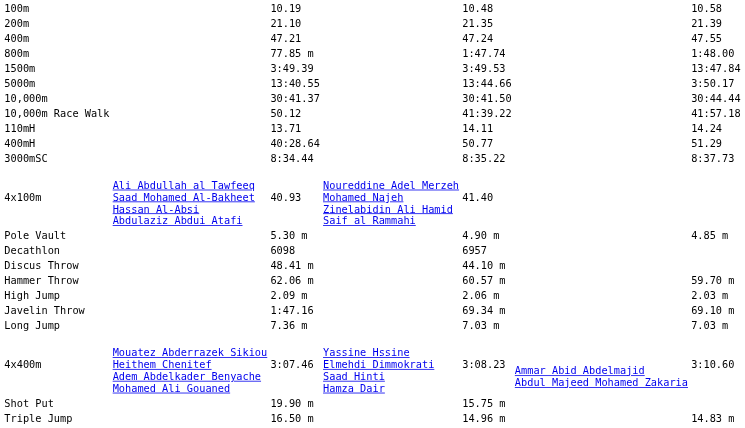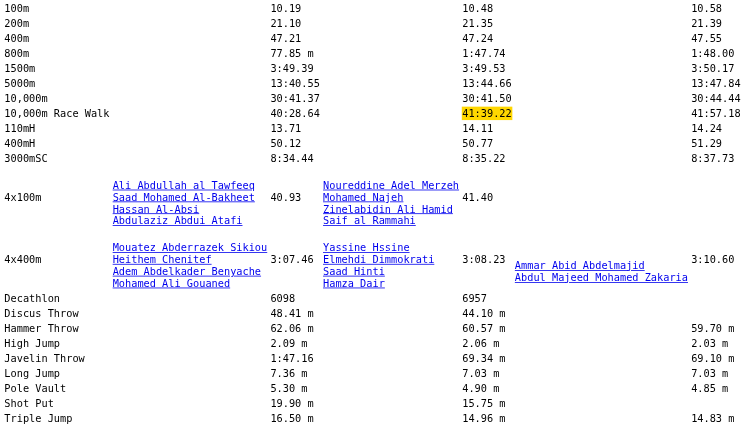(716, 68) 13:47.84 -> (713, 68) 3:50.17
(713, 83) 3:50.17 -> (716, 83) 13:47.84
(286, 113) 50.12 -> (295, 113) 40:28.64
(487, 113) no background -> (487, 113) gold background
(295, 143) 40:28.64 -> (286, 143) 50.12
rows swapped: (23, 365) <-> (35, 236)
